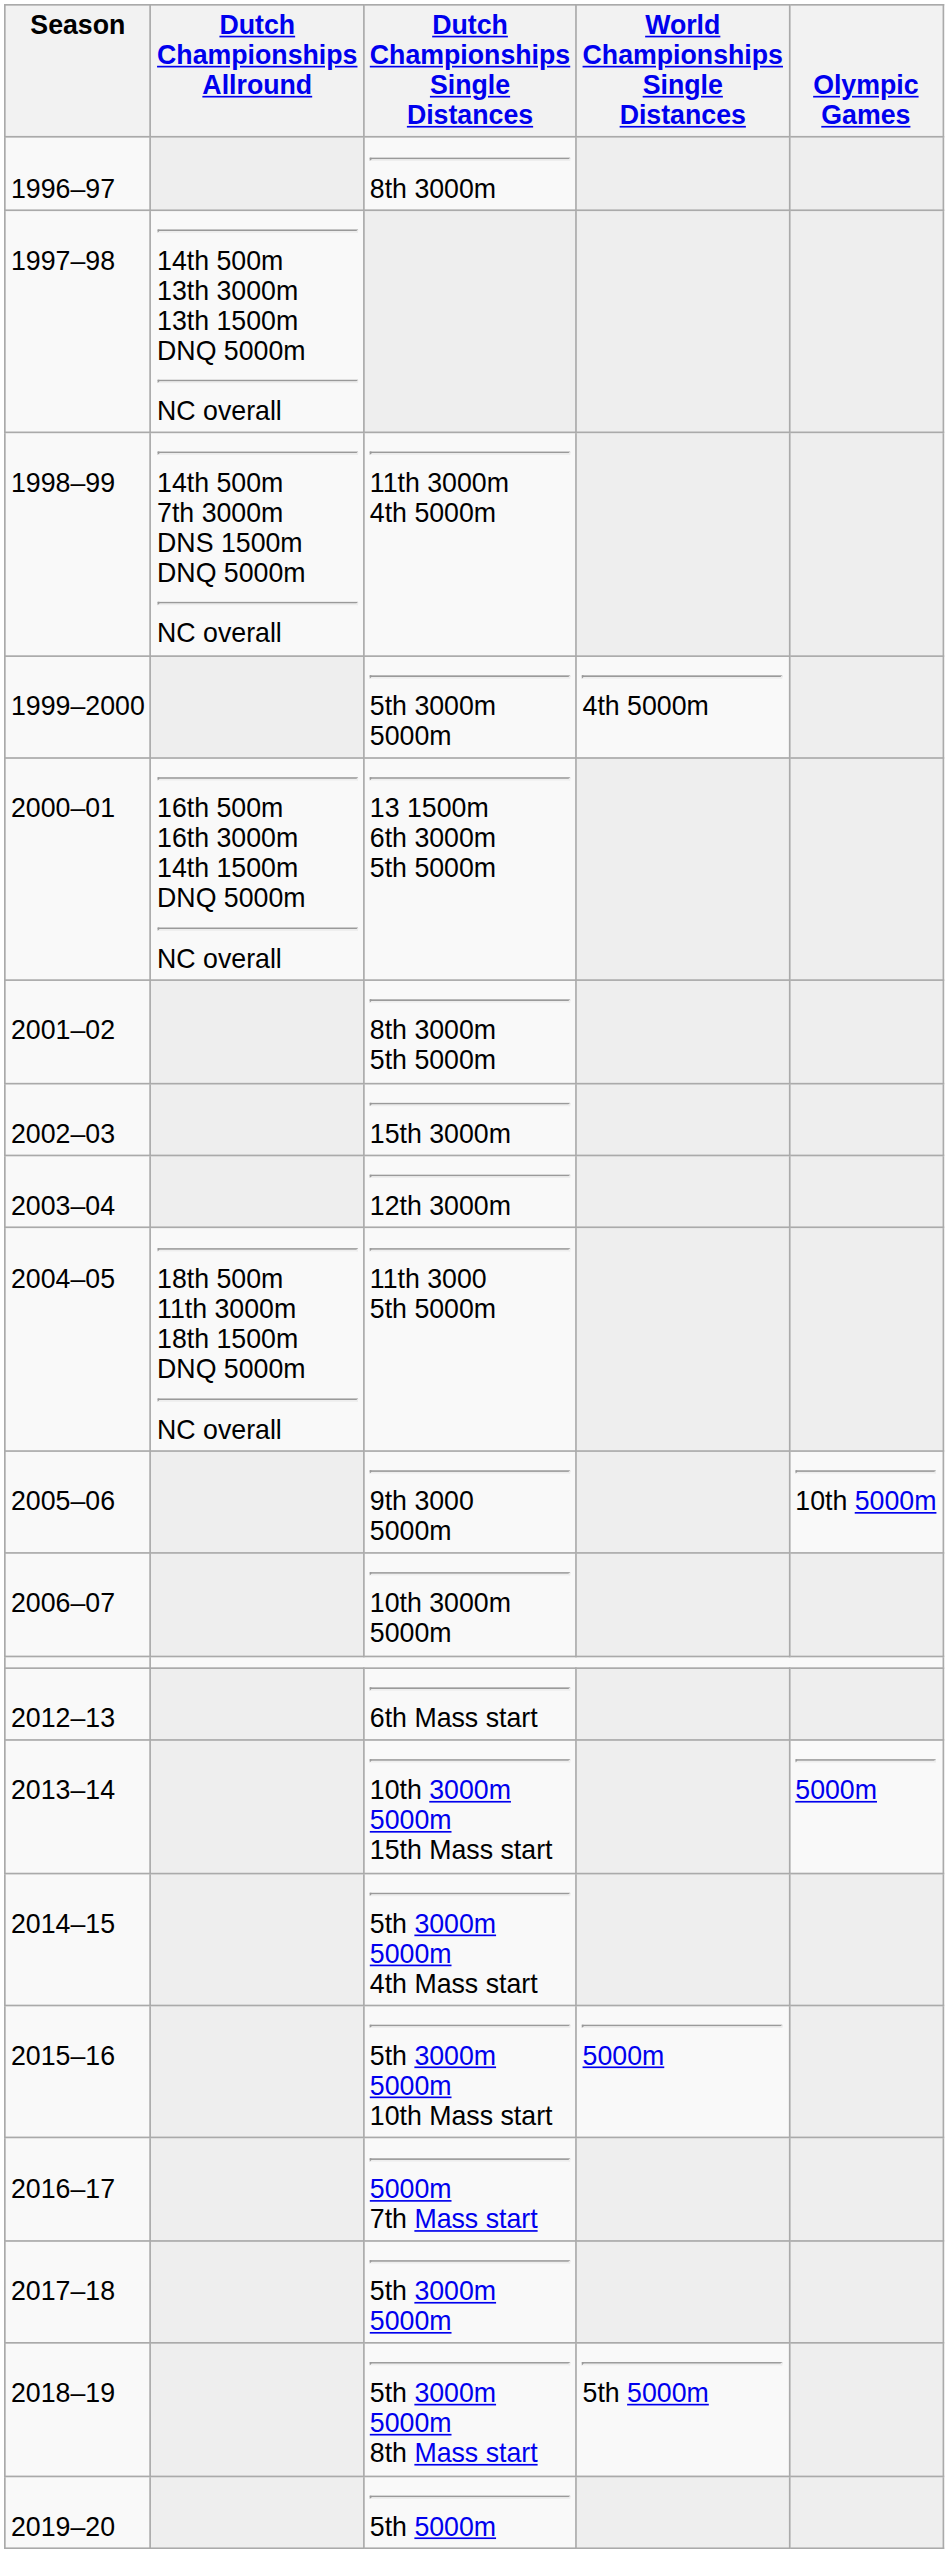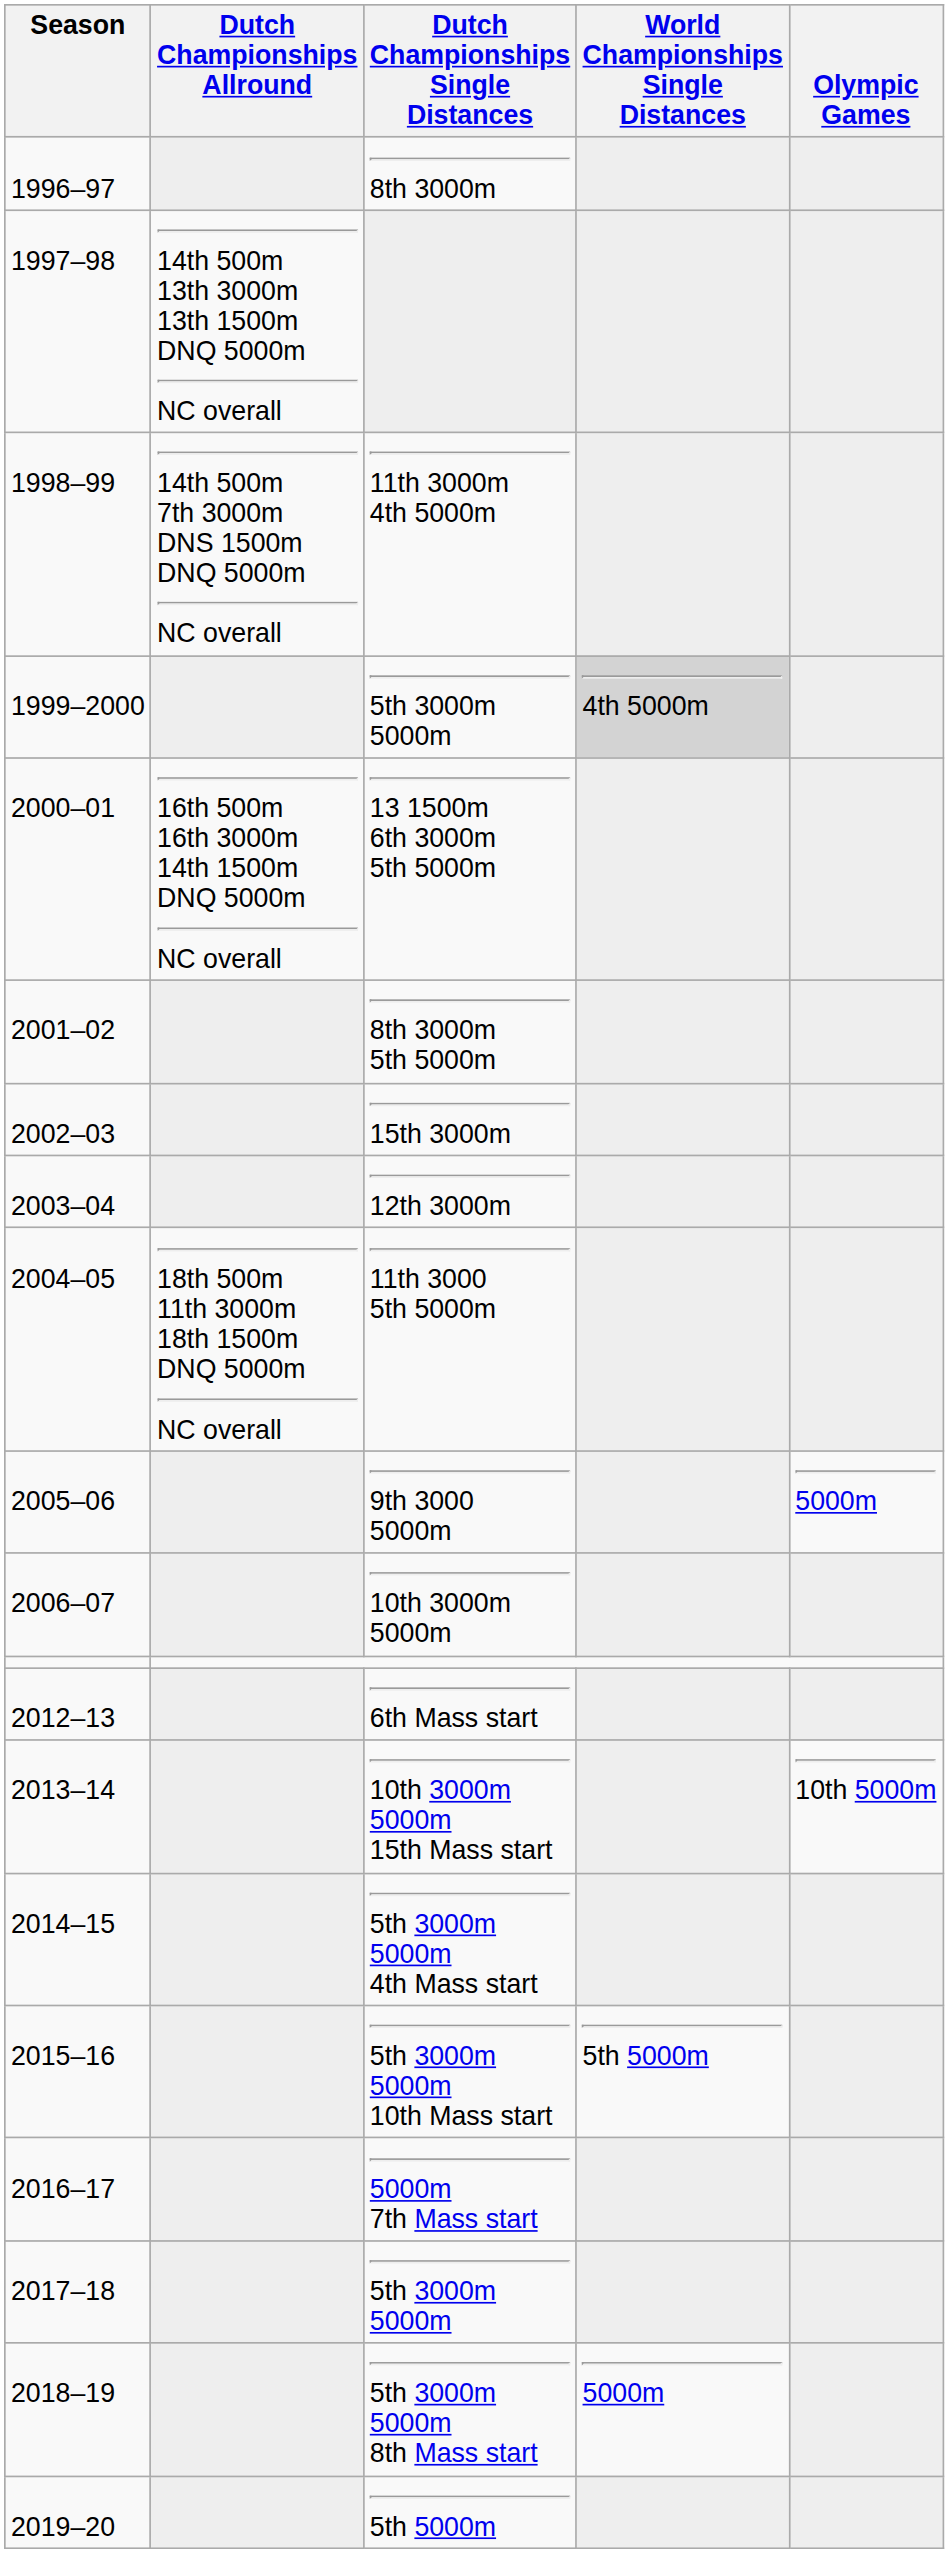(683, 697) no background -> (683, 697) lightgrey background
(866, 1493) 10th 5000m -> (866, 1493) 5000m
(866, 1782) 5000m -> (866, 1782) 10th 5000m
(683, 2048) 5000m -> (683, 2048) 5th 5000m
(683, 2385) 5th 5000m -> (683, 2385) 5000m
